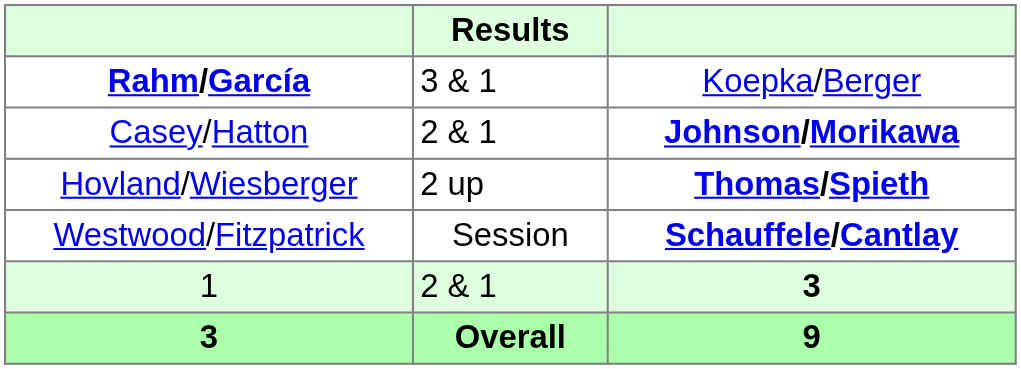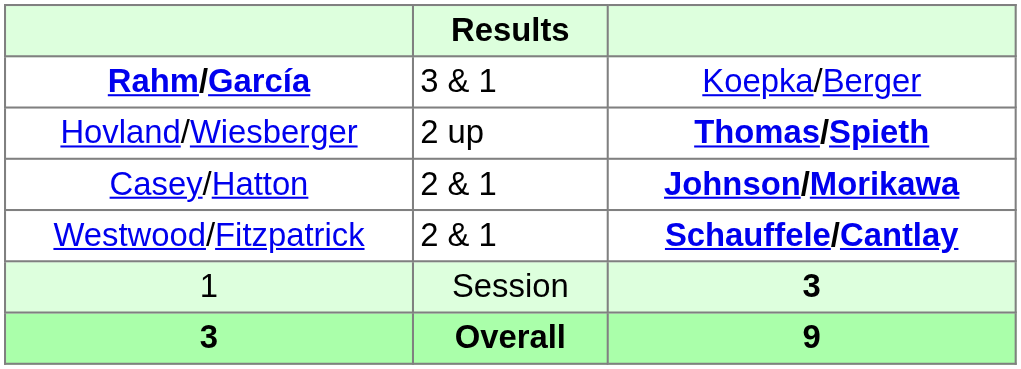rows swapped: (209, 132) <-> (209, 183)
(510, 235) Session -> (458, 235) 2 & 1
(458, 286) 2 & 1 -> (510, 286) Session
